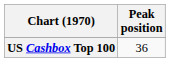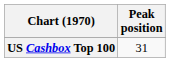(142, 47) 36 -> (142, 47) 31
